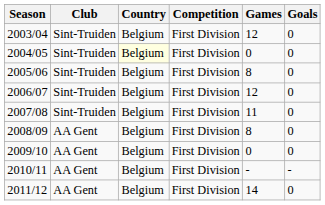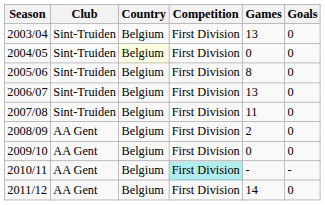(252, 33) 12 -> (252, 33) 13
(252, 92) 12 -> (252, 92) 13
(249, 131) 8 -> (249, 131) 2
(206, 170) no background -> (206, 170) paleturquoise background
